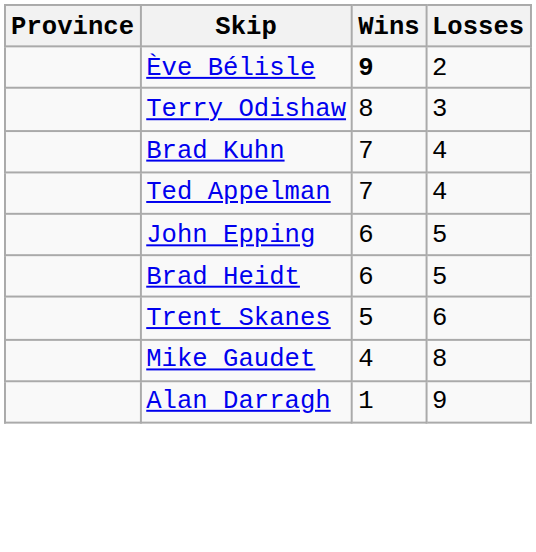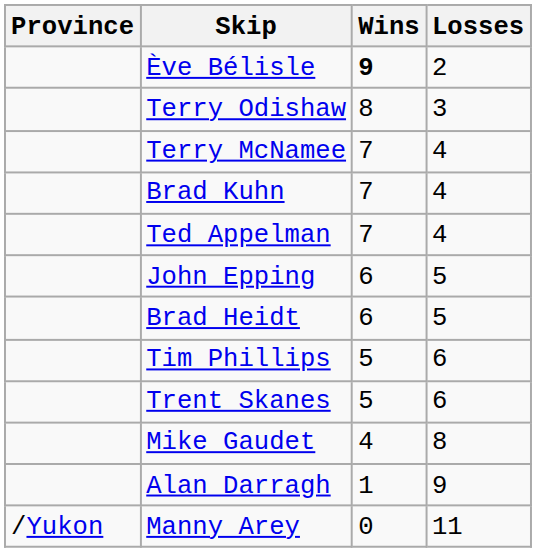+ row: (246, 151)
+ row: (238, 360)
+ row: (223, 527)
